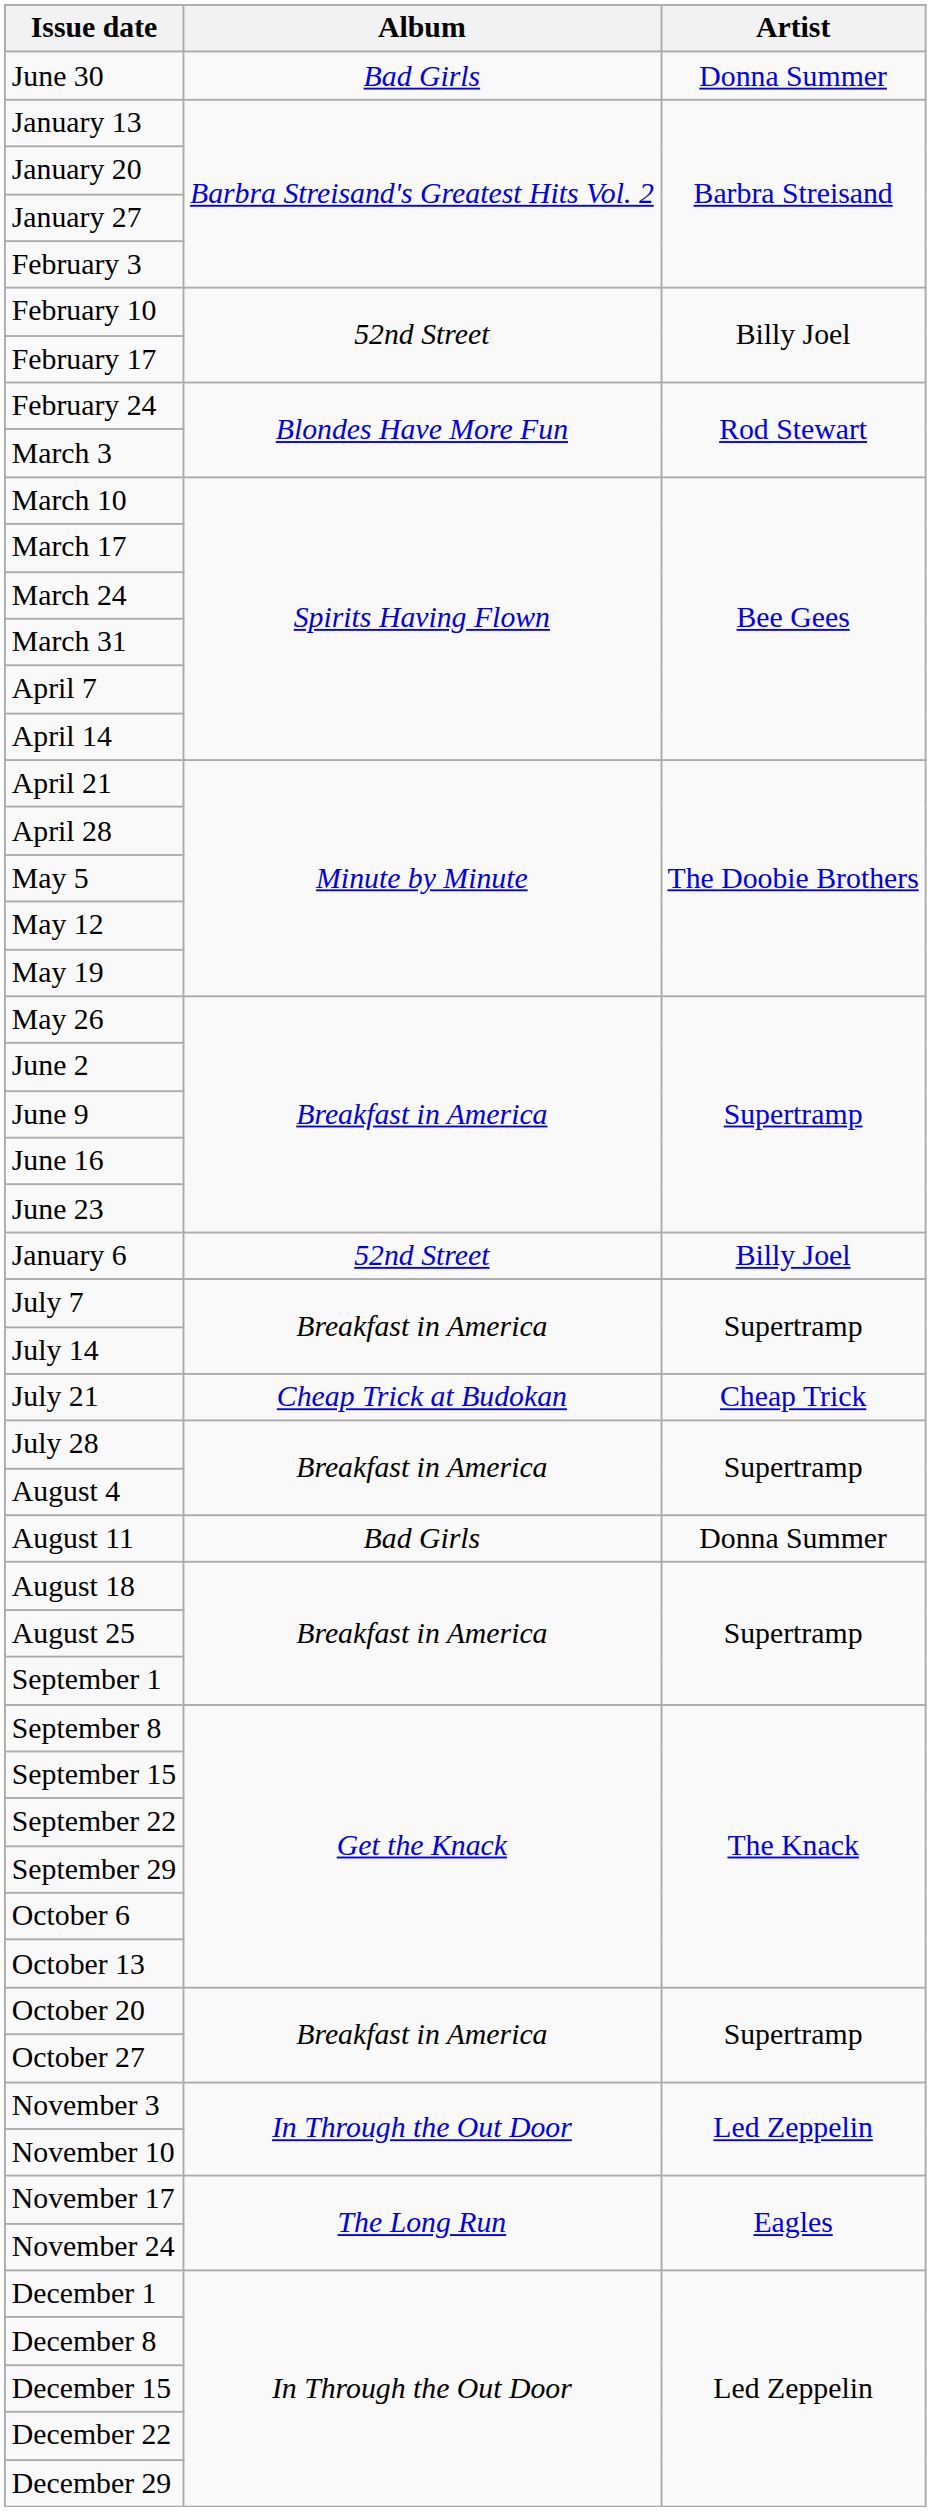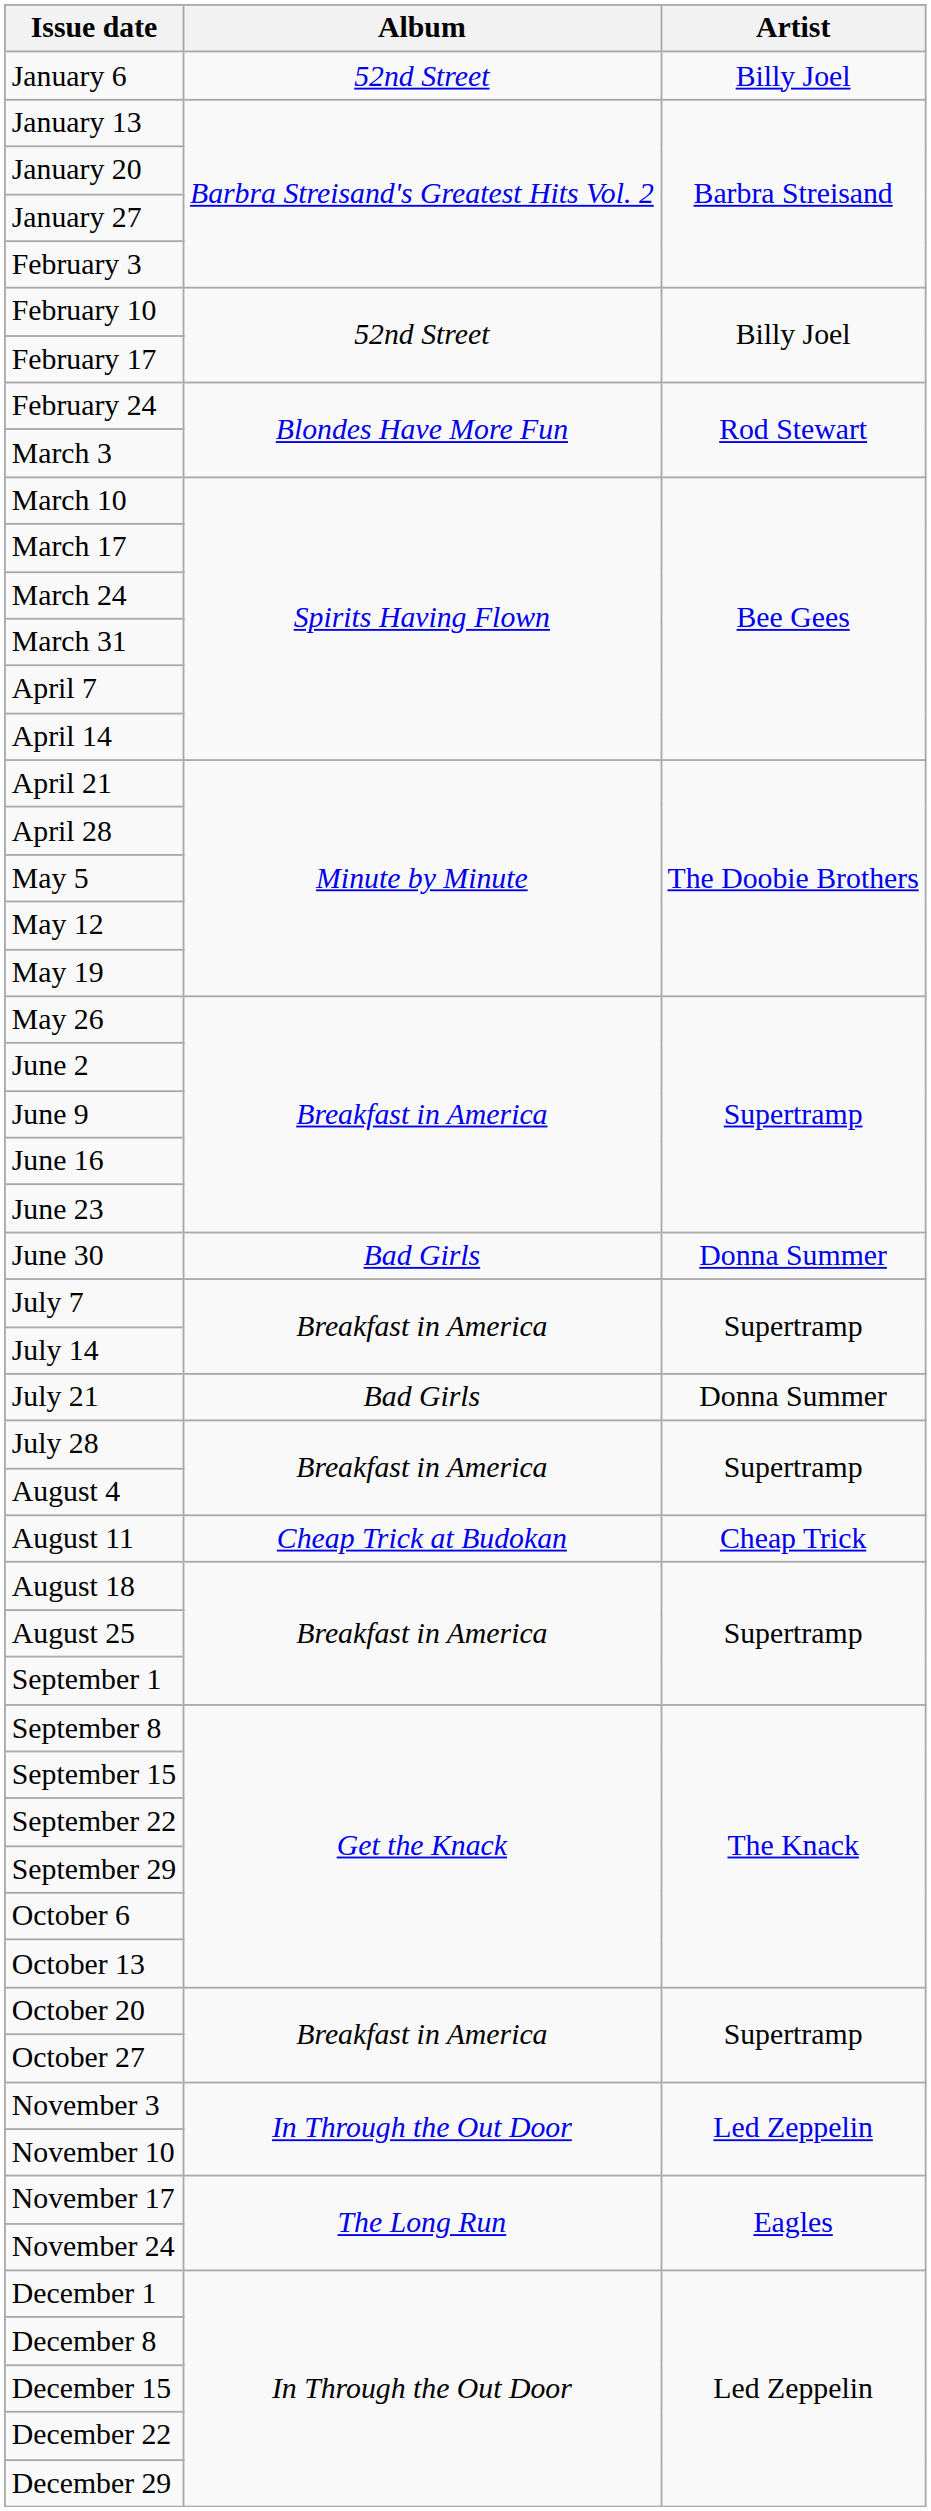rows swapped: (69, 1255) <-> (58, 75)
(422, 1396) Cheap Trick at Budokan -> (422, 1396) Bad Girls
(793, 1396) Cheap Trick -> (793, 1396) Donna Summer
(422, 1538) Bad Girls -> (422, 1538) Cheap Trick at Budokan
(793, 1538) Donna Summer -> (793, 1538) Cheap Trick
